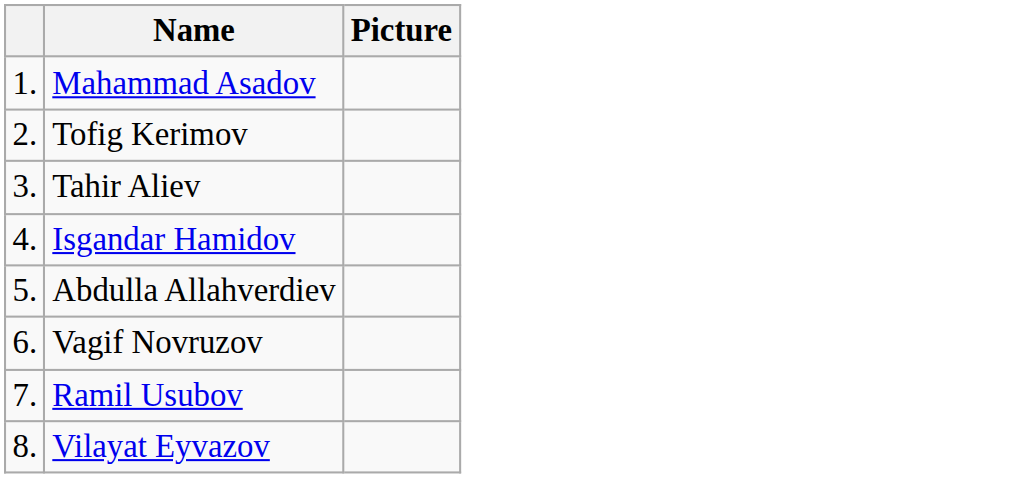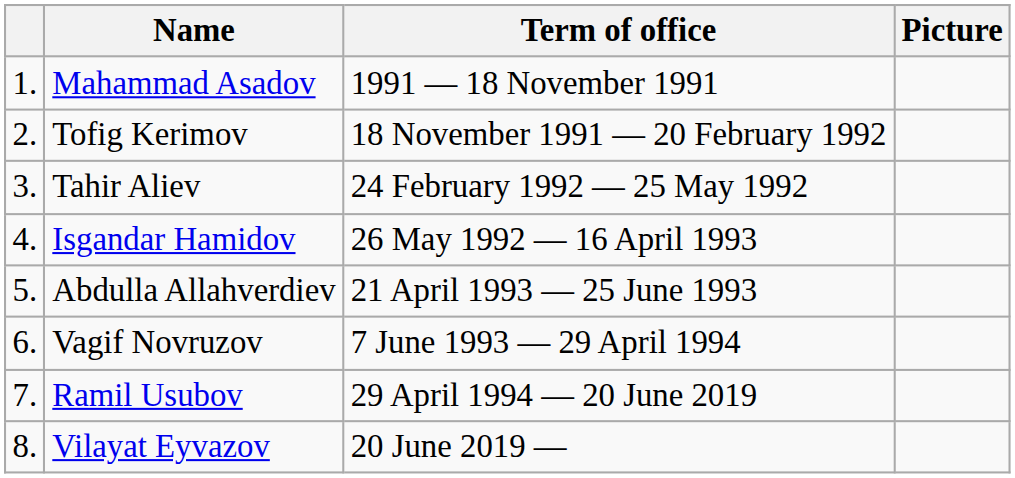+ column: (619, 30)
